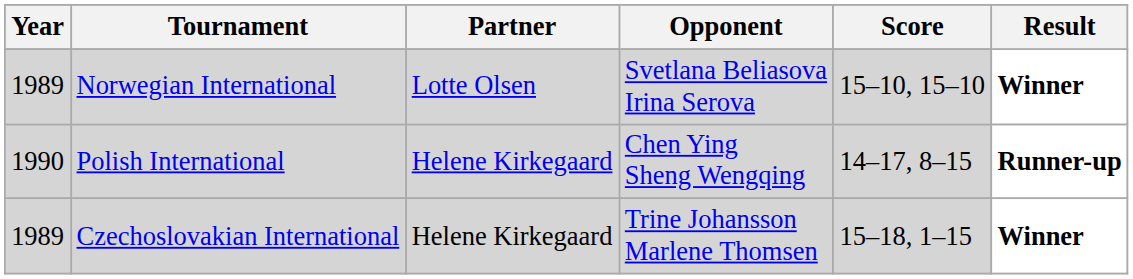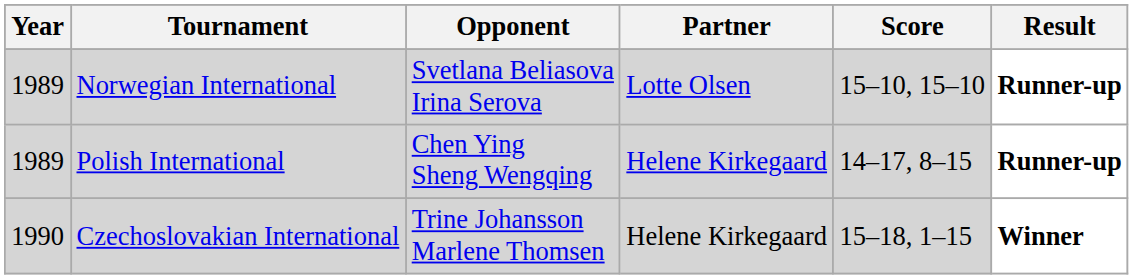columns swapped: (512, 26) <-> (726, 26)
(1041, 86) Winner -> (1060, 86) Runner-up
(38, 161) 1990 -> (38, 161) 1989
(38, 236) 1989 -> (38, 236) 1990
